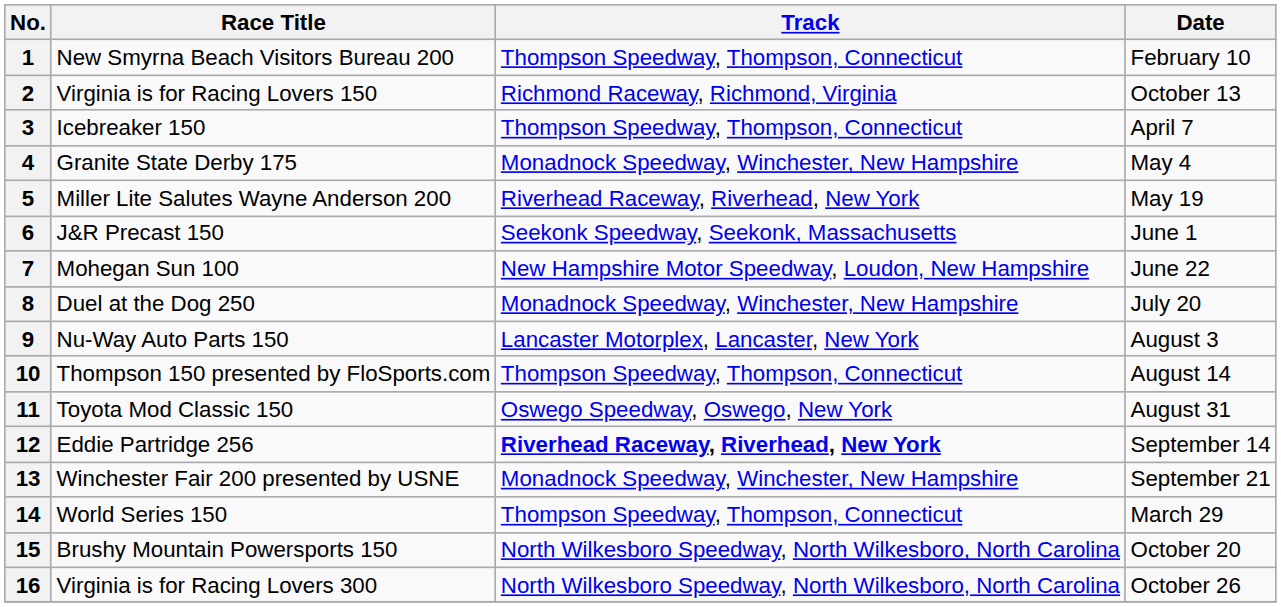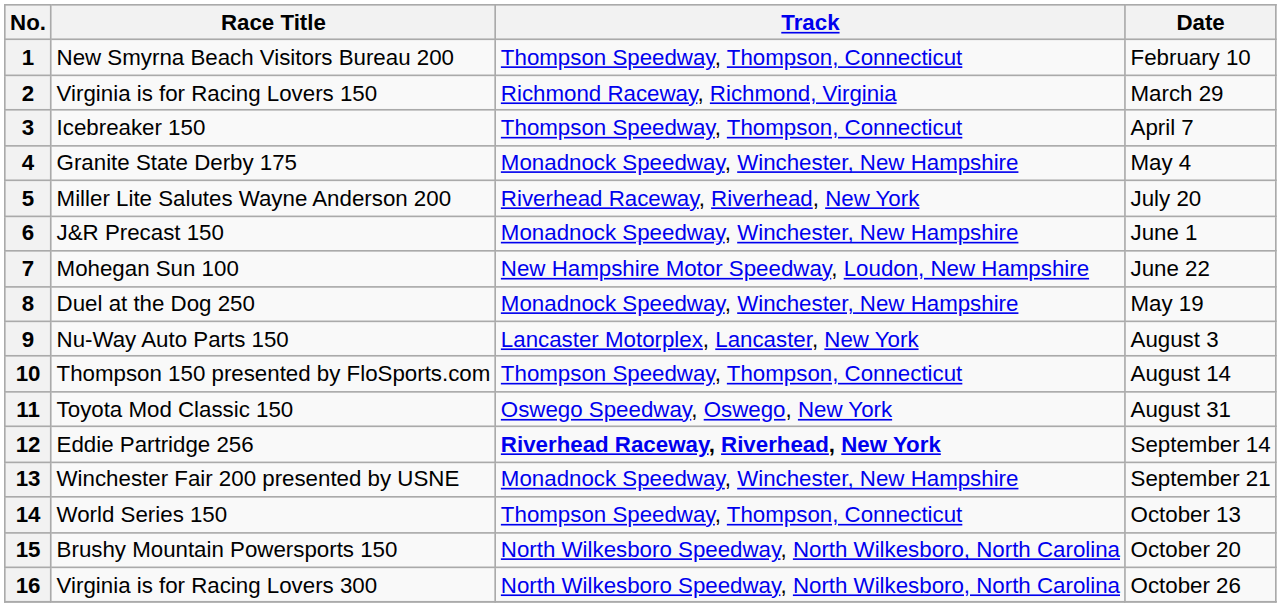(1186, 92) October 13 -> (1177, 92) March 29
(1167, 198) May 19 -> (1166, 198) July 20
(729, 233) Seekonk Speedway, Seekonk, Massachusetts -> (760, 233) Monadnock Speedway, Winchester, New Hampshire
(1166, 303) July 20 -> (1167, 303) May 19
(1177, 514) March 29 -> (1186, 514) October 13
